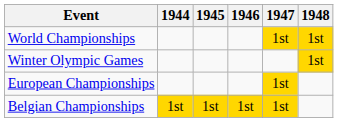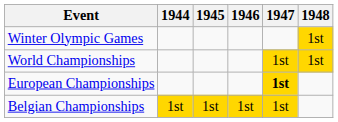rows swapped: (75, 60) <-> (71, 38)
(280, 83) normal -> (280, 83) bold
